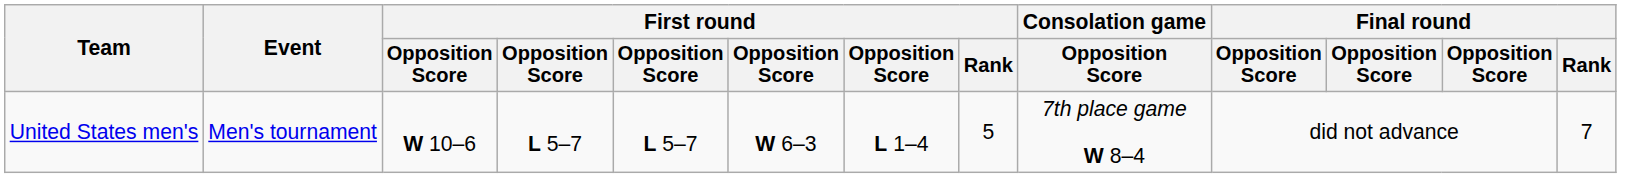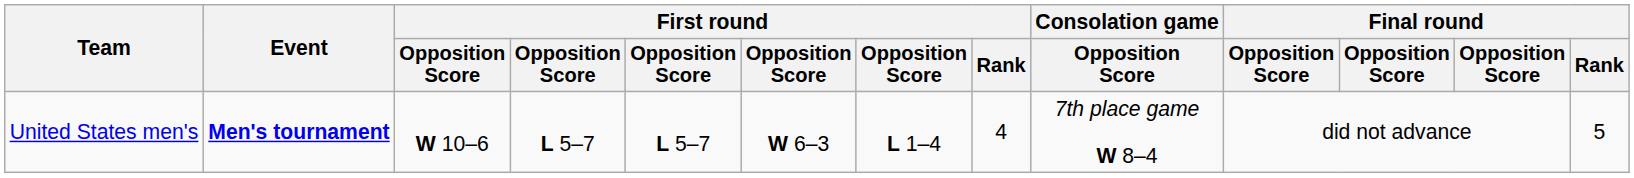(293, 132) normal -> (299, 132) bold
(988, 132) 5 -> (1001, 132) 4
(1587, 132) 7 -> (1599, 132) 5
